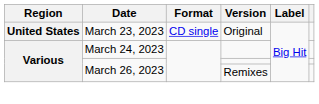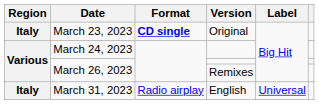(43, 31) United States -> (27, 31) Italy
(194, 31) normal -> (164, 31) bold
+ row: (93, 90)
